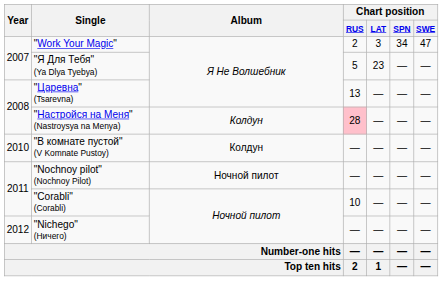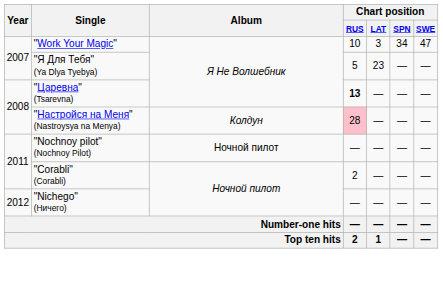(355, 44) 2 -> (355, 44) 10
(355, 93) normal -> (355, 93) bold
- row: (78, 148)
(355, 202) 10 -> (355, 175) 2
